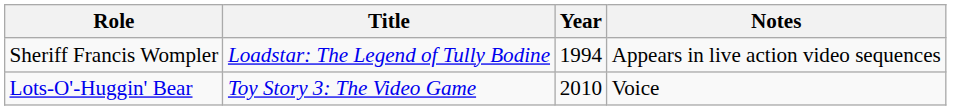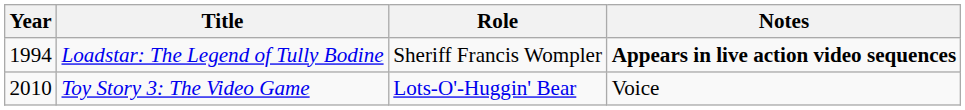columns swapped: (581, 21) <-> (114, 21)
(776, 54) normal -> (784, 54) bold
